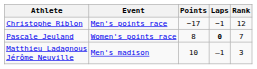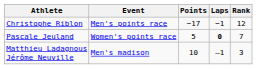(194, 35) 8 -> (194, 35) 5
